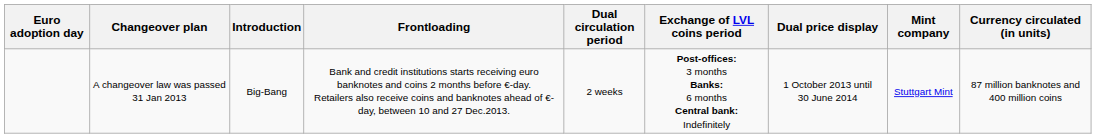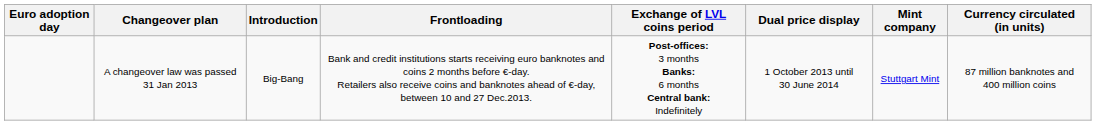- column: (605, 26)
